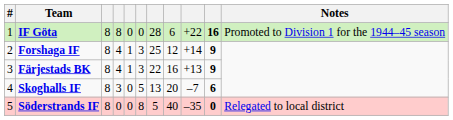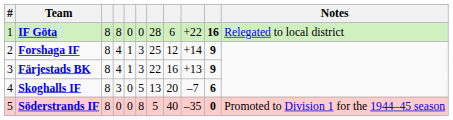(335, 32) Promoted to Division 1 for the 1944–45 season -> (284, 32) Relegated to local district
(284, 106) Relegated to local district -> (335, 106) Promoted to Division 1 for the 1944–45 season
